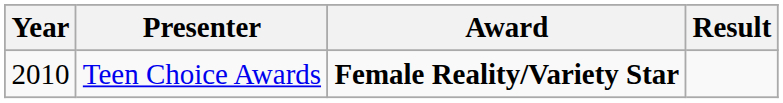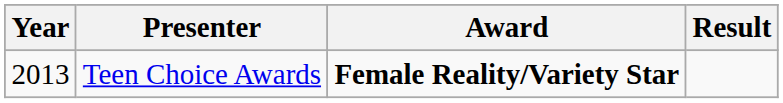(41, 73) 2010 -> (41, 73) 2013
